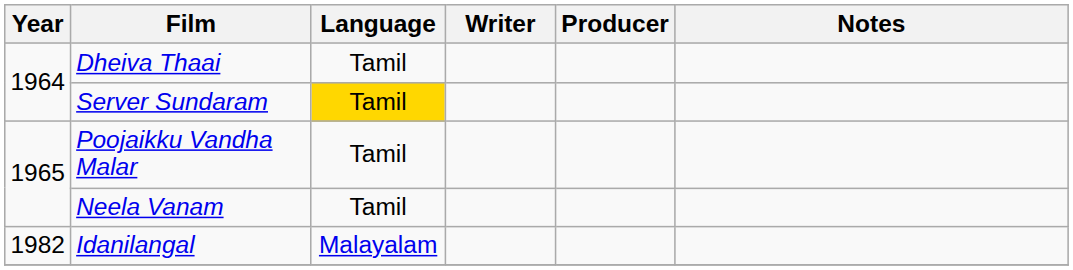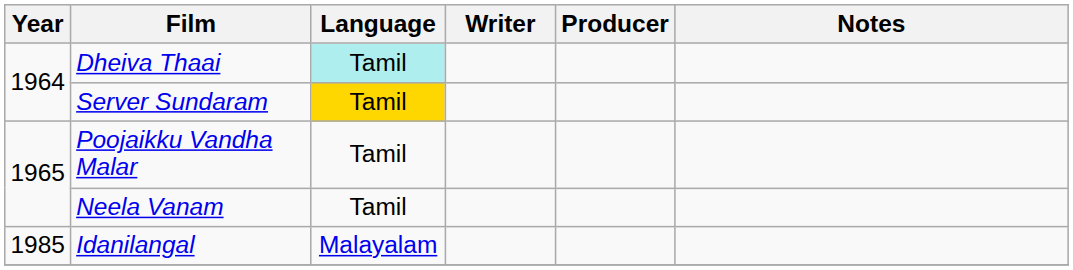(378, 62) no background -> (378, 62) paleturquoise background
(38, 245) 1982 -> (38, 245) 1985
